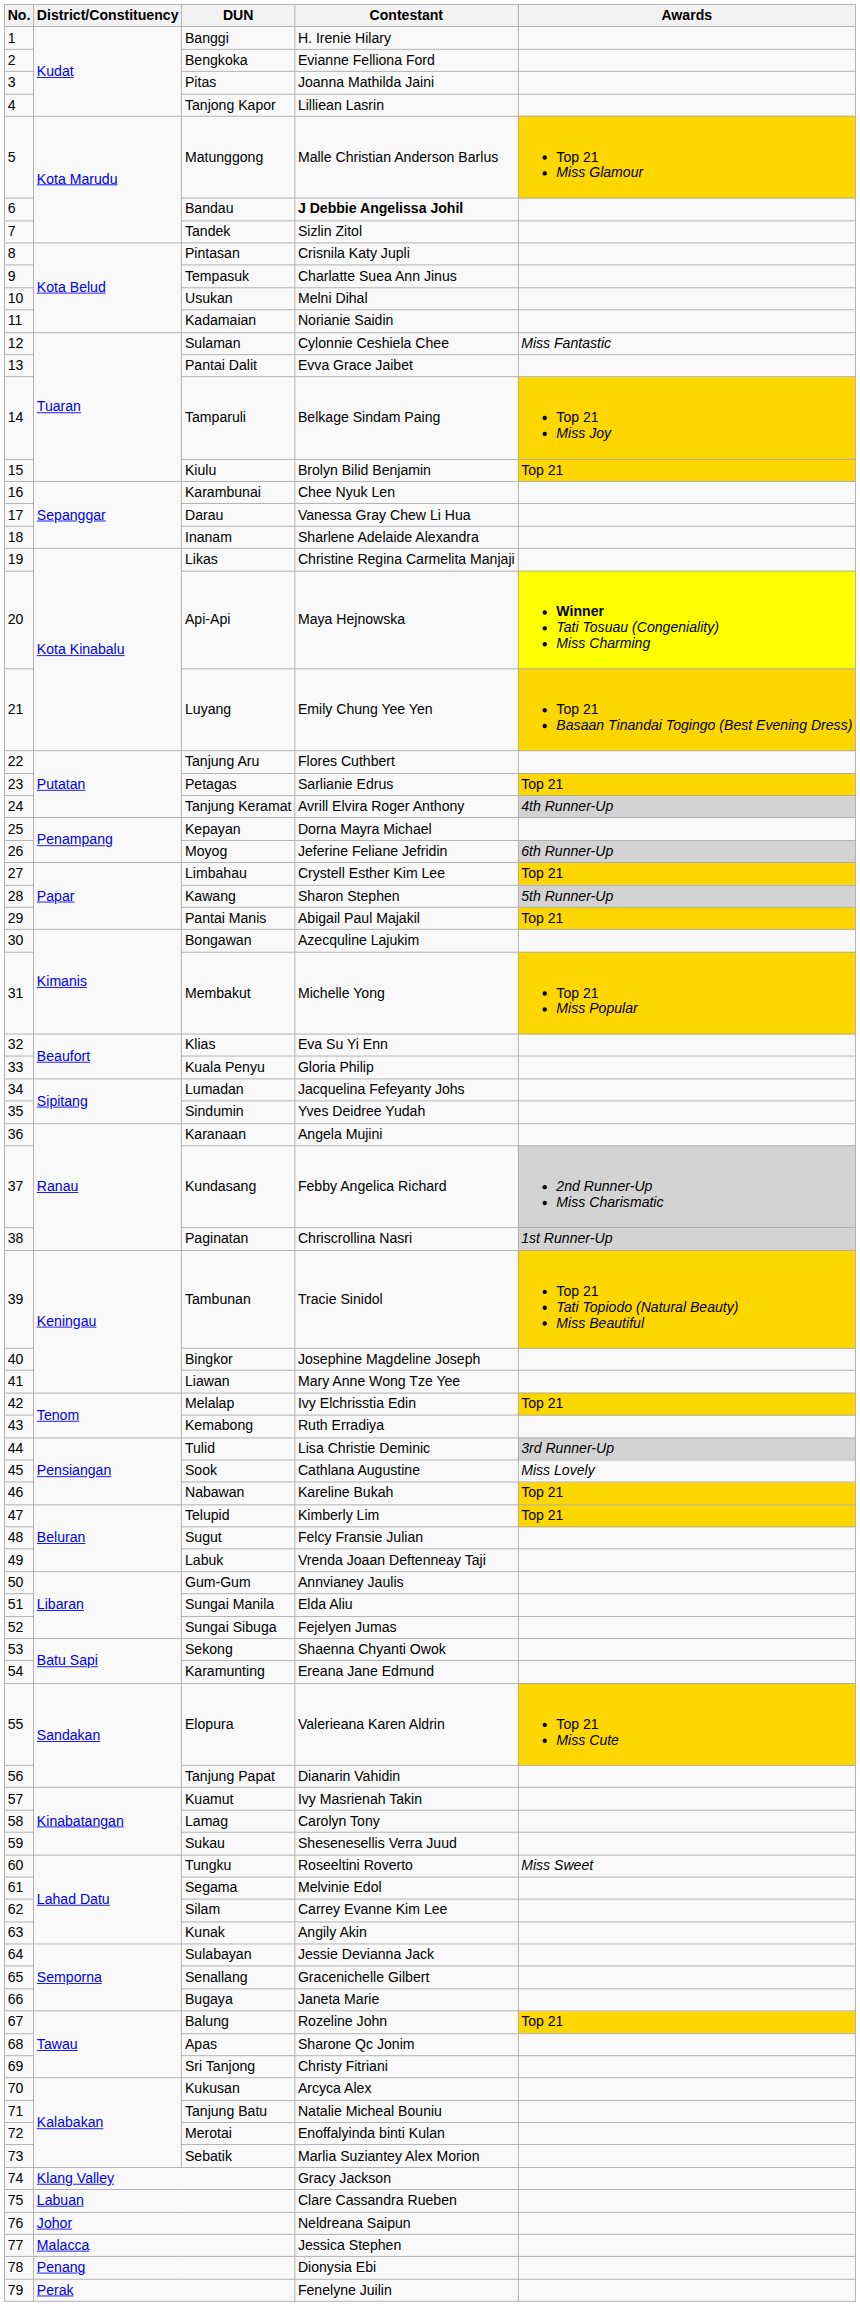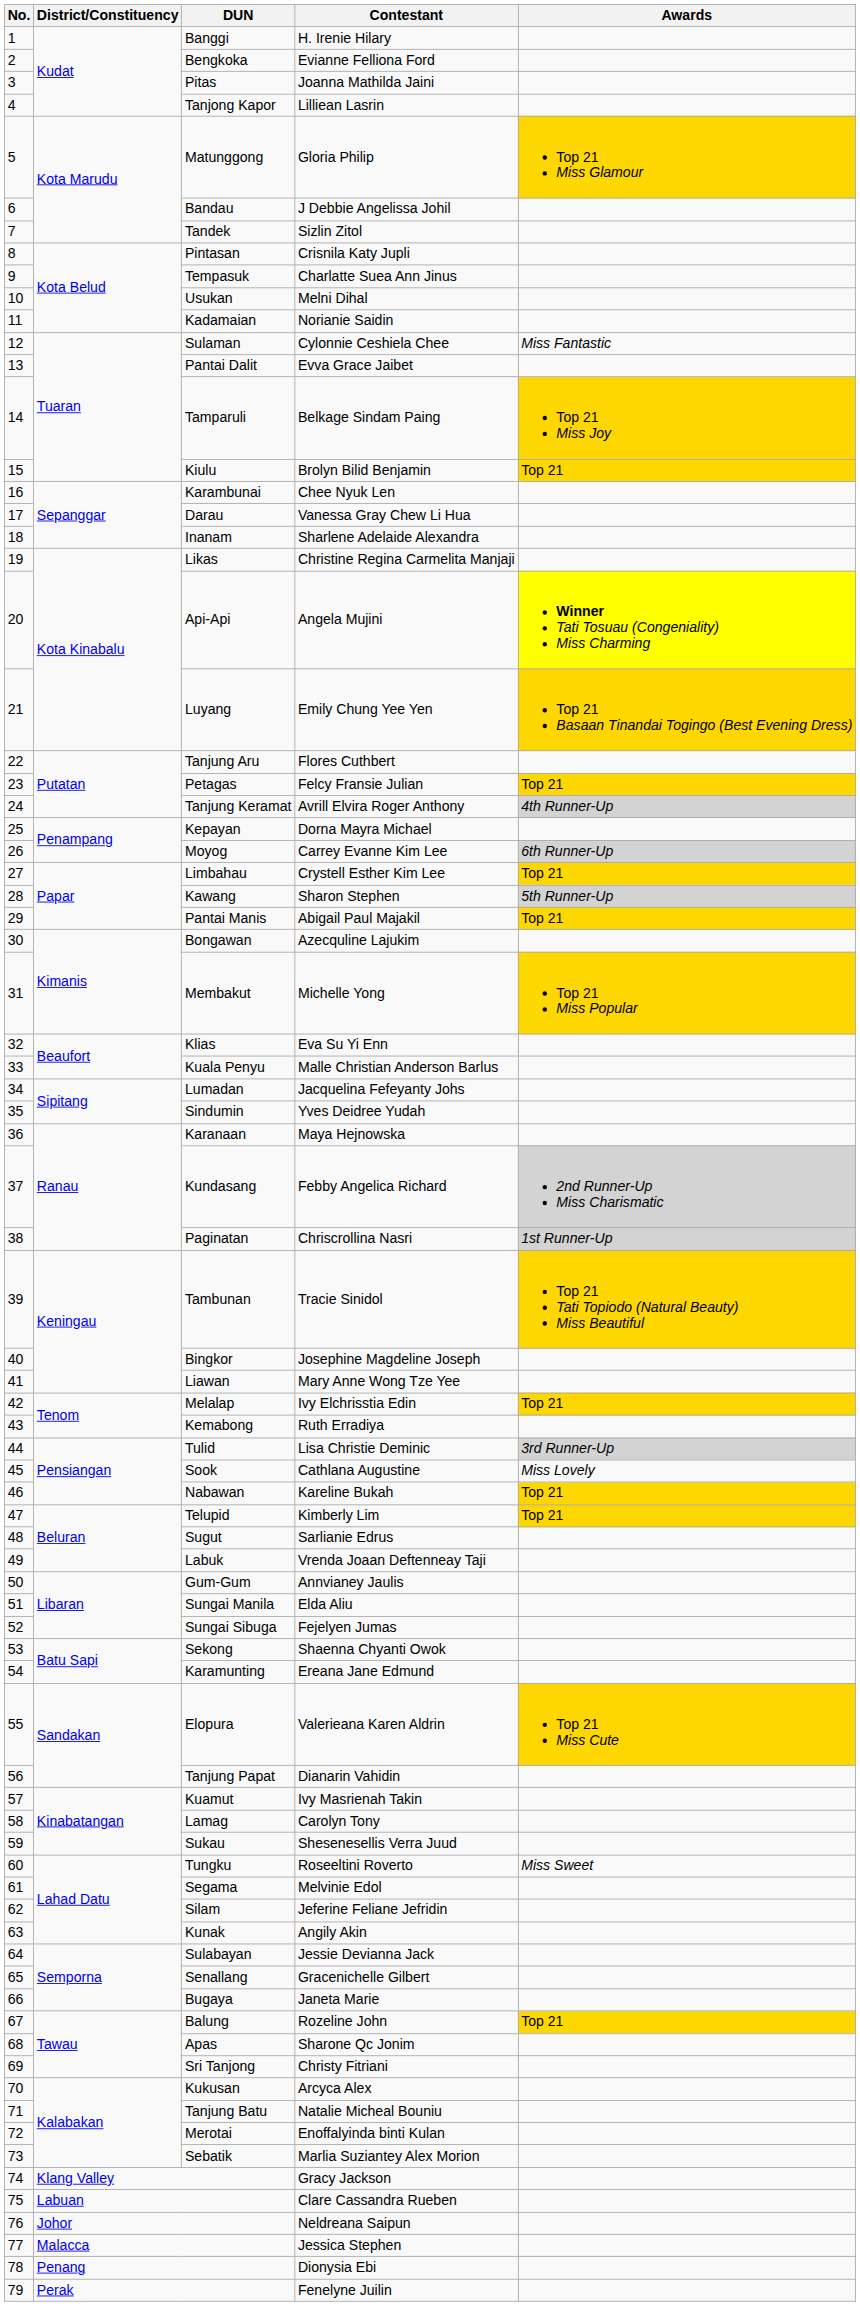(398, 157) Malle Christian Anderson Barlus -> (336, 157) Gloria Philip
(381, 209) bold -> (374, 209) normal
(352, 619) Maya Hejnowska -> (340, 619) Angela Mujini
(346, 784) Sarlianie Edrus -> (361, 784) Felcy Fransie Julian
(373, 851) Jeferine Feliane Jefridin -> (373, 851) Carrey Evanne Kim Lee
(336, 1067) Gloria Philip -> (398, 1067) Malle Christian Anderson Barlus
(340, 1134) Angela Mujini -> (352, 1134) Maya Hejnowska
(361, 1538) Felcy Fransie Julian -> (346, 1538) Sarlianie Edrus
(373, 1910) Carrey Evanne Kim Lee -> (373, 1910) Jeferine Feliane Jefridin
